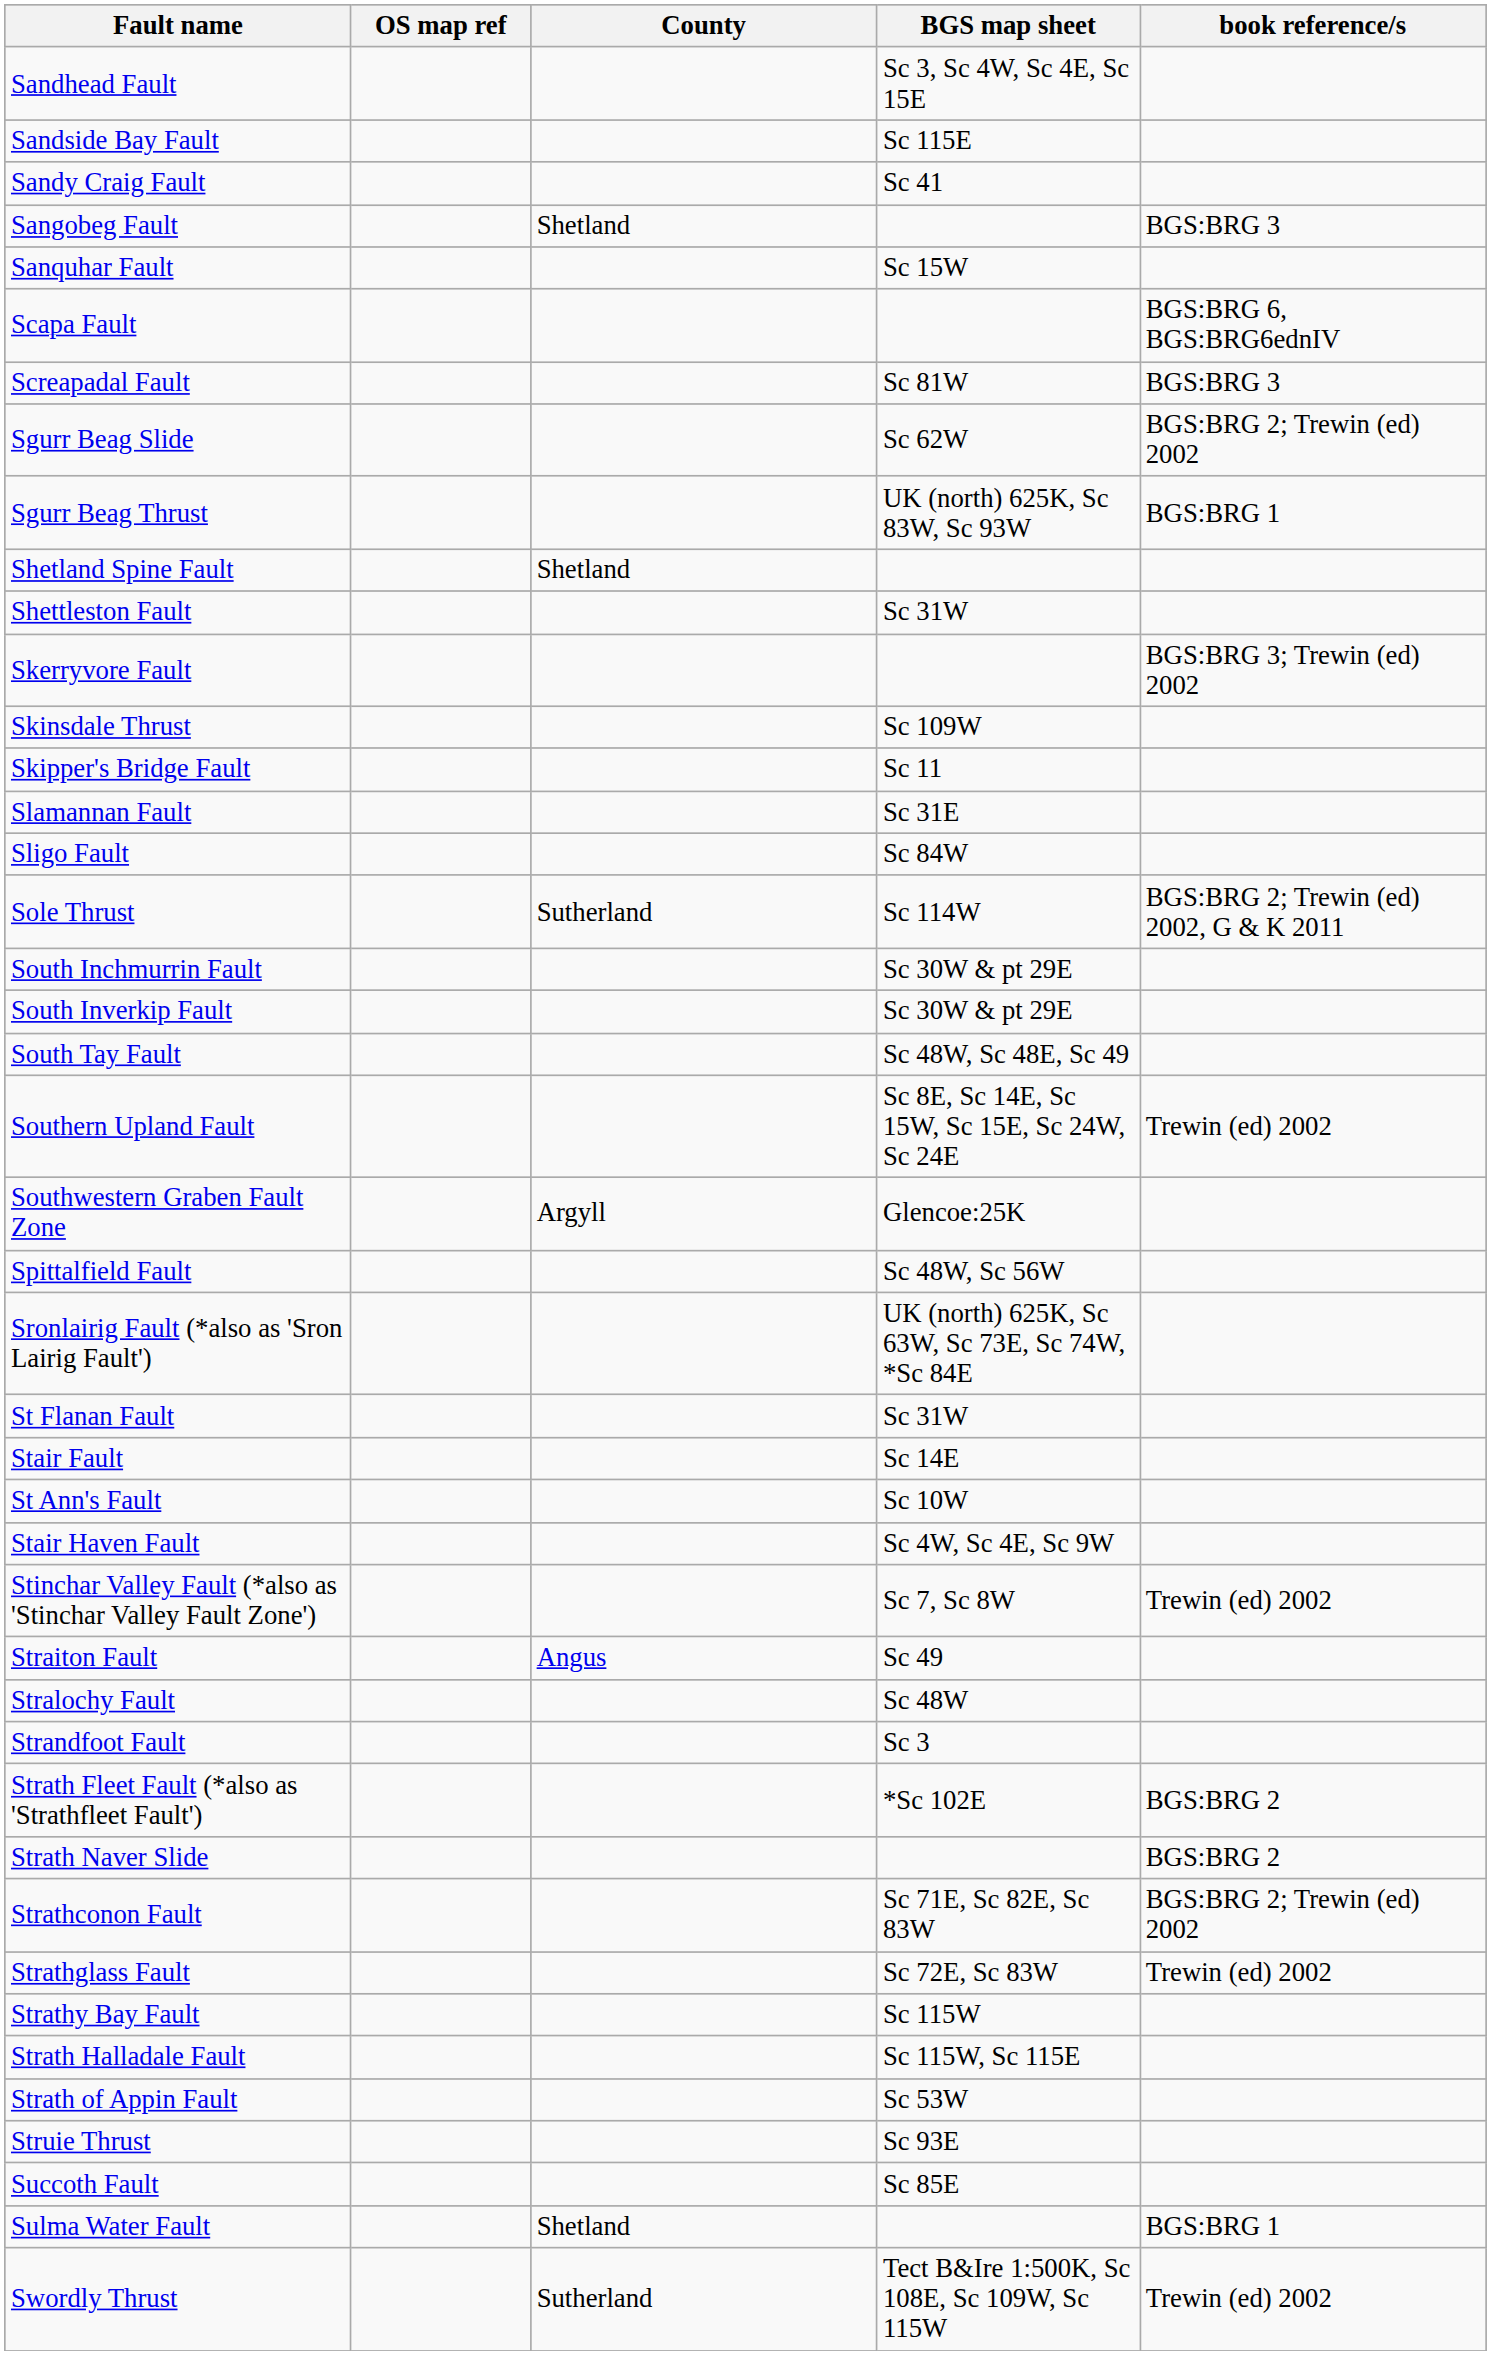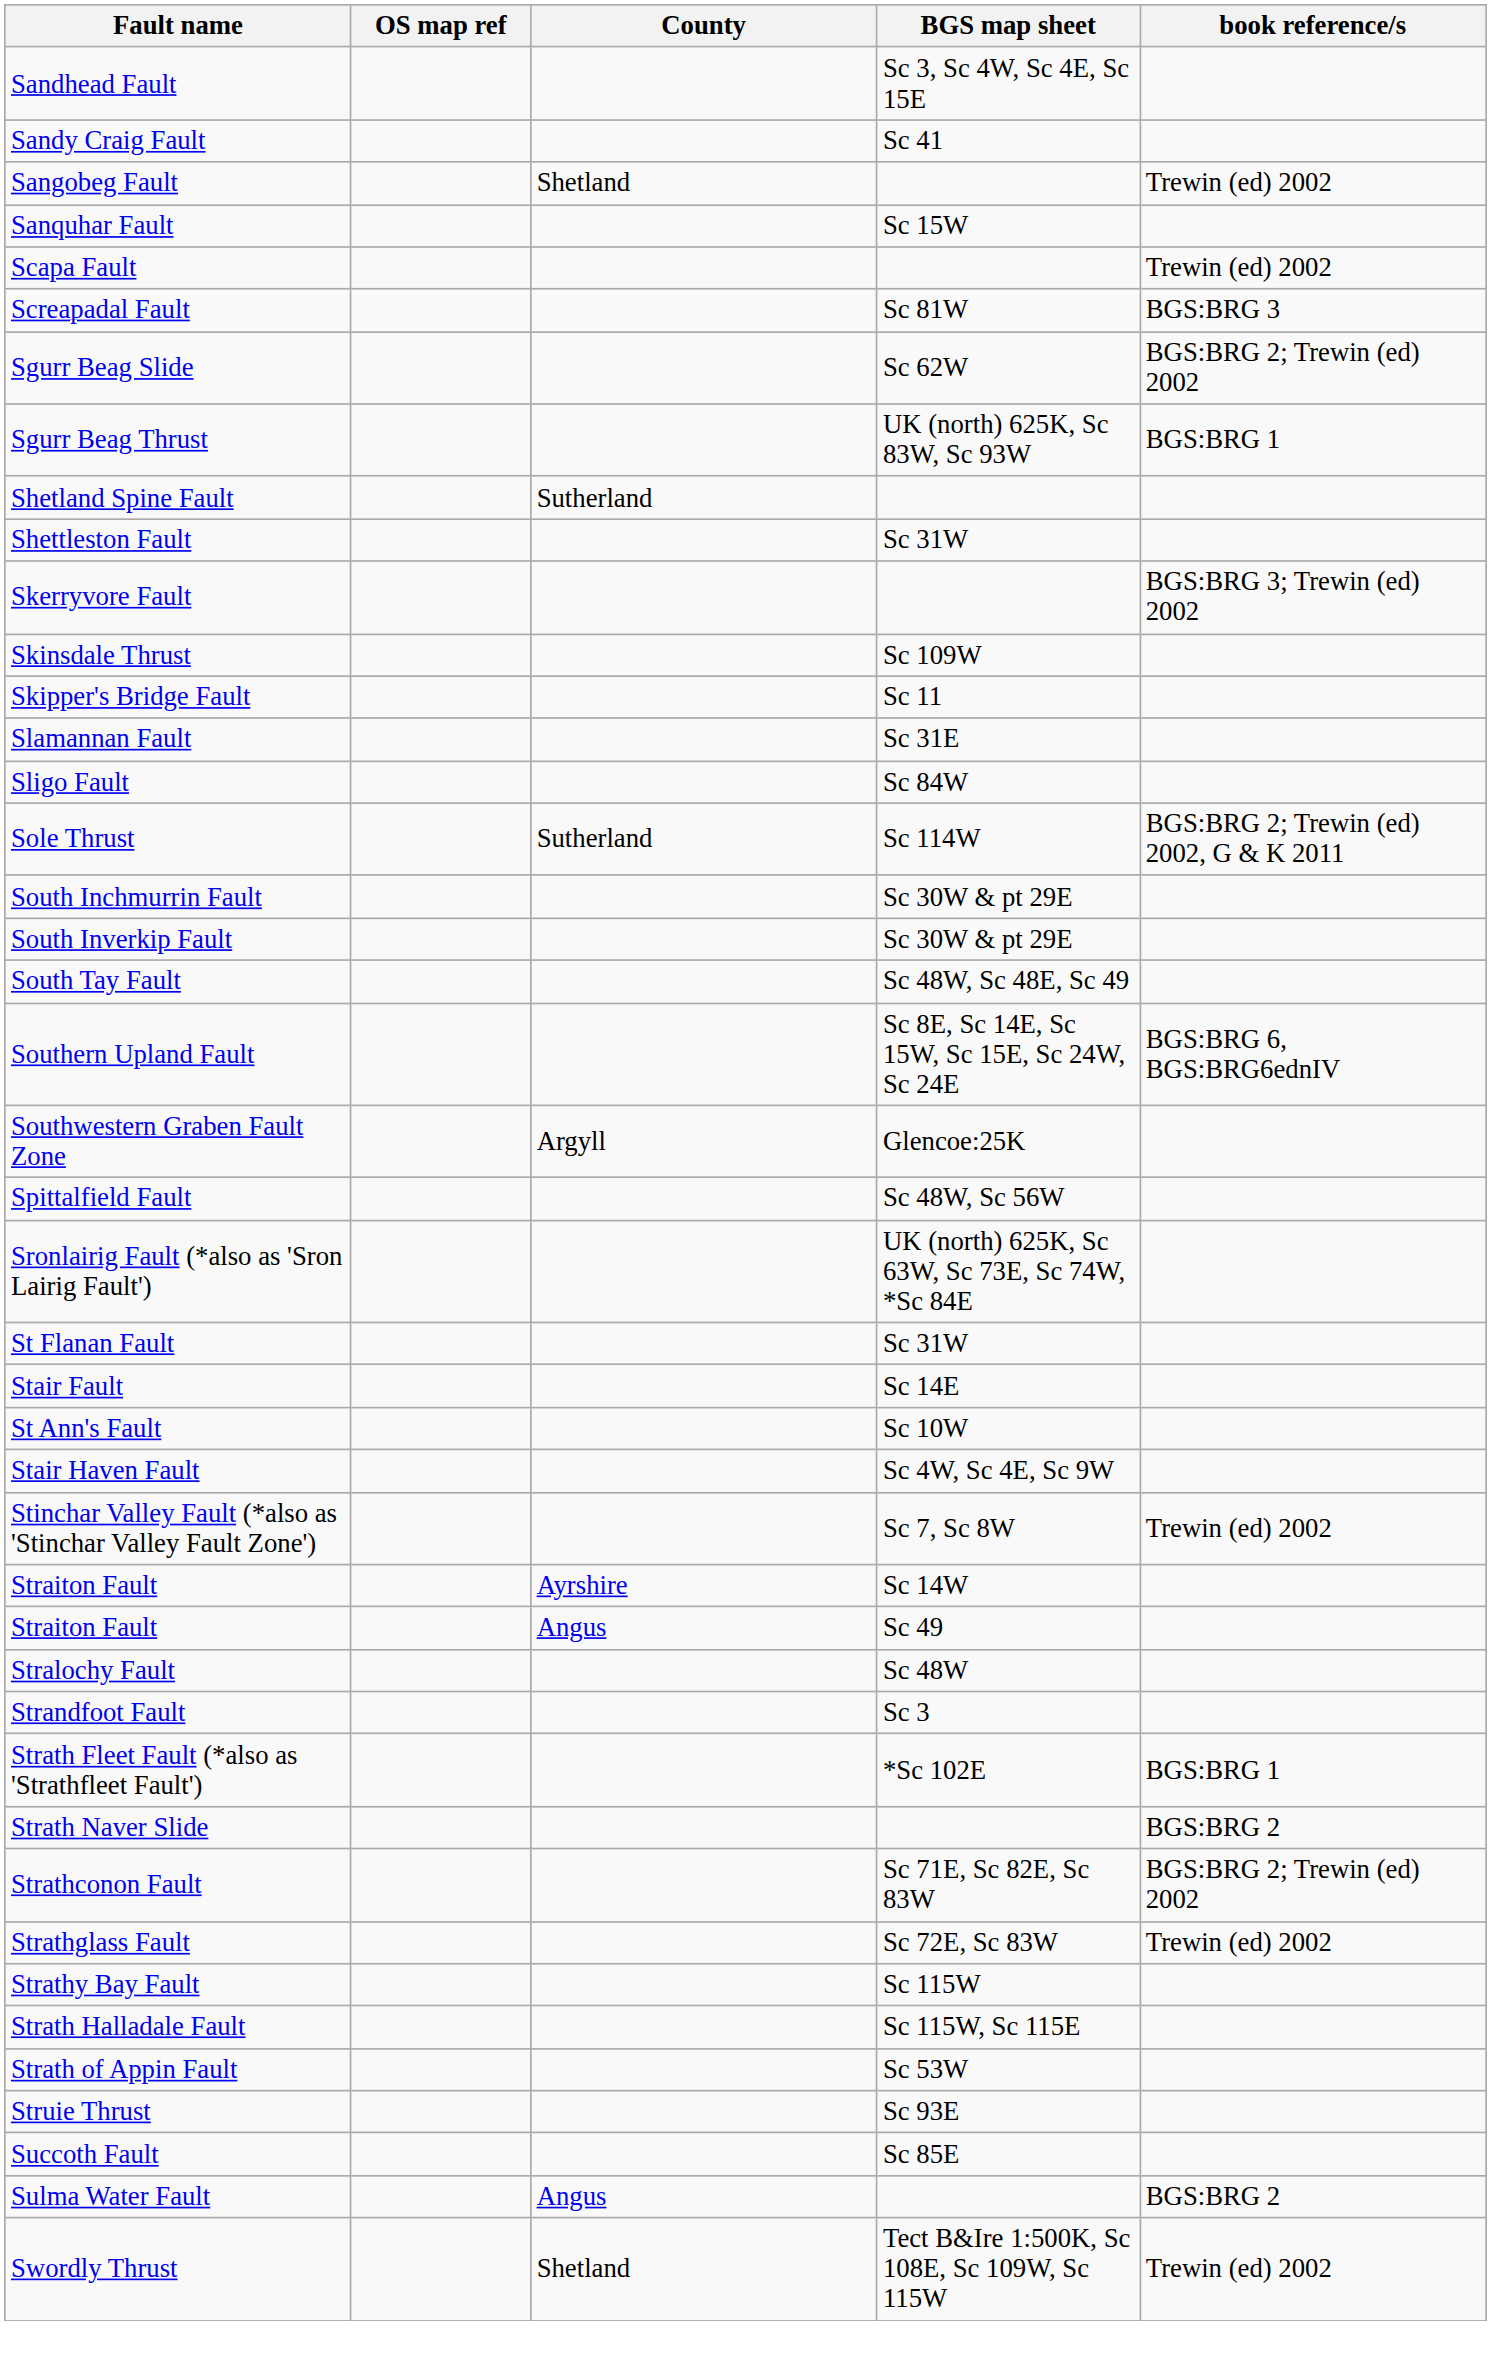- row: (115, 140)
(1213, 225) BGS:BRG 3 -> (1239, 182) Trewin (ed) 2002
(1243, 325) BGS:BRG 6, BGS:BRG6ednIV -> (1239, 267) Trewin (ed) 2002
(583, 569) Shetland -> (595, 497) Sutherland
(1239, 1126) Trewin (ed) 2002 -> (1243, 1053) BGS:BRG 6, BGS:BRG6ednIV
+ row: (84, 1585)
(1213, 1799) BGS:BRG 2 -> (1213, 1769) BGS:BRG 1
(583, 2226) Shetland -> (572, 2196) Angus
(1213, 2226) BGS:BRG 1 -> (1213, 2196) BGS:BRG 2
(595, 2298) Sutherland -> (583, 2268) Shetland
